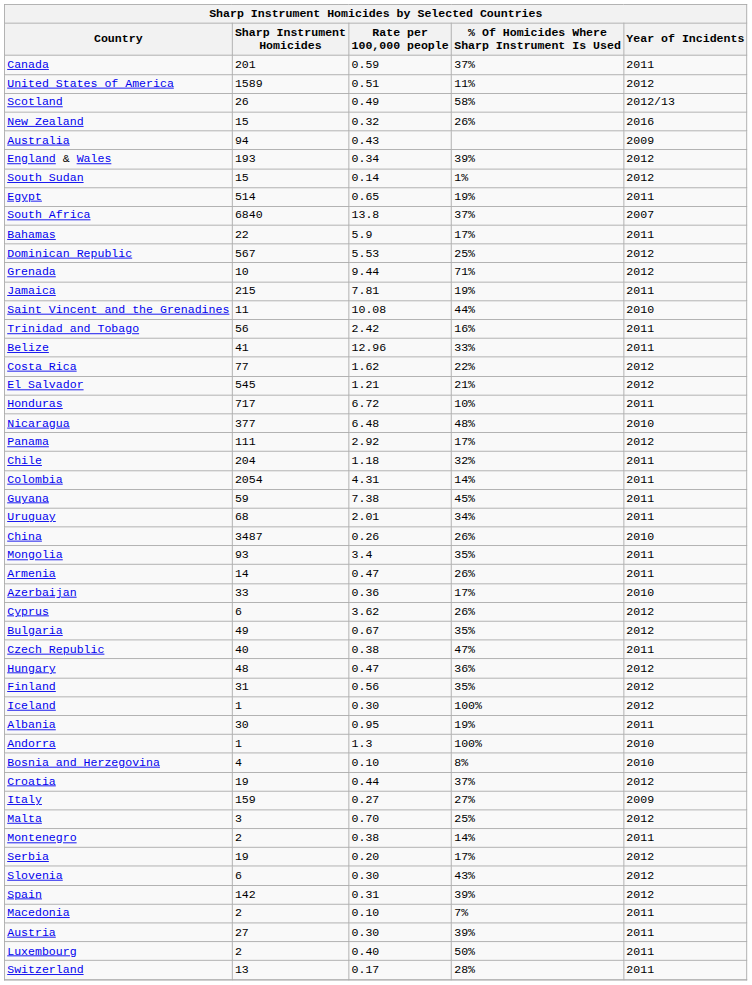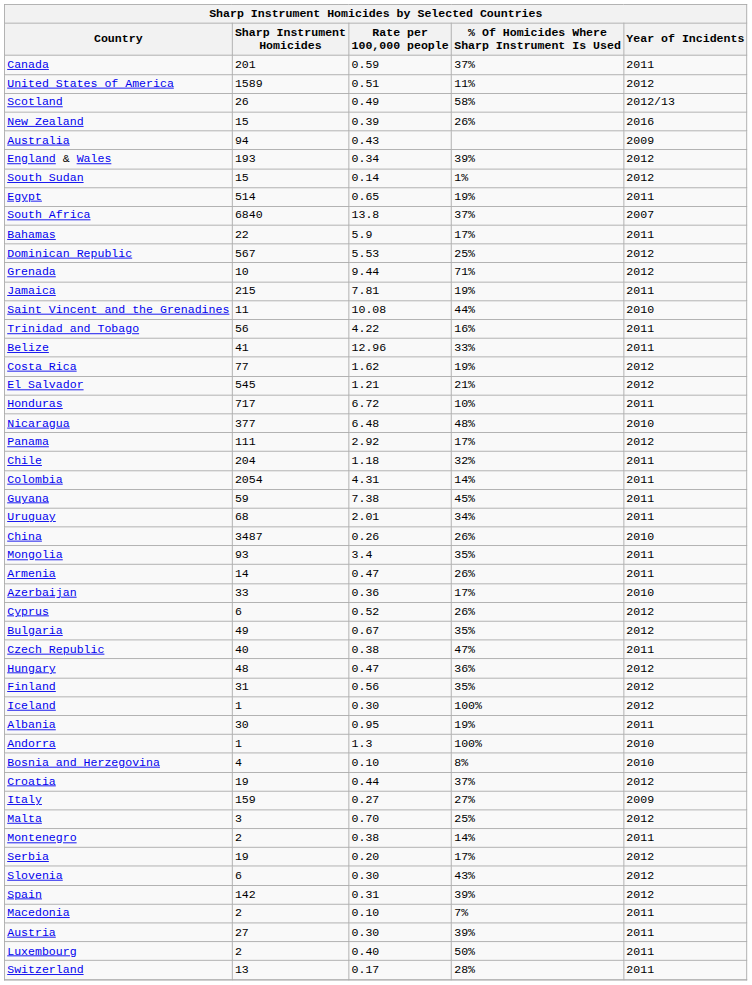(365, 122) 0.32 -> (365, 122) 0.39
(365, 329) 2.42 -> (365, 329) 4.22
(465, 367) 22% -> (465, 367) 19%
(365, 612) 3.62 -> (365, 612) 0.52
